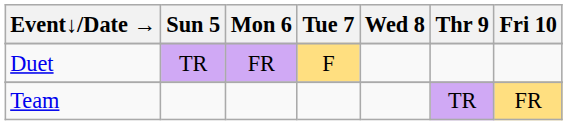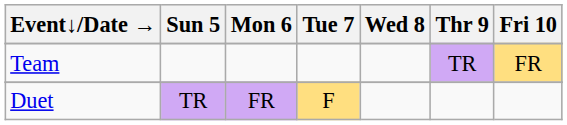rows swapped: (32, 62) <-> (35, 101)
